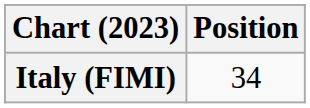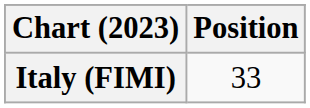(246, 77) 34 -> (246, 77) 33
